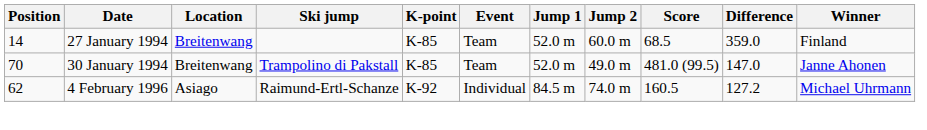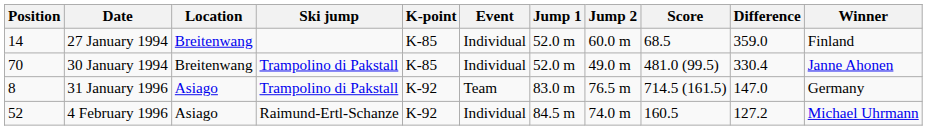(480, 40) Team -> (495, 40) Individual
(480, 64) Team -> (495, 64) Individual
(743, 64) 147.0 -> (751, 64) 330.4
+ row: (118, 88)
(16, 88) 62 -> (16, 112) 52
